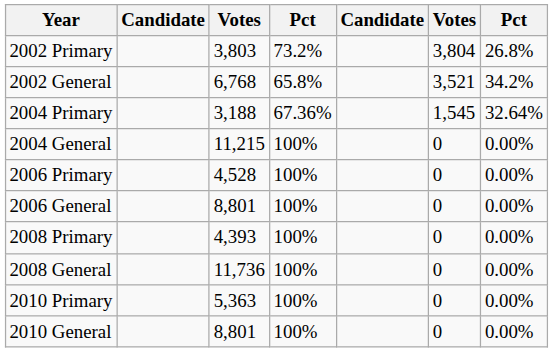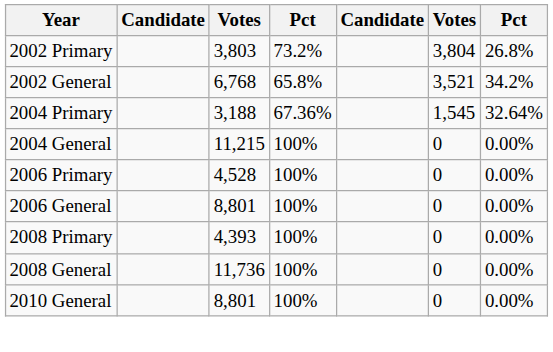- row: (61, 299)
